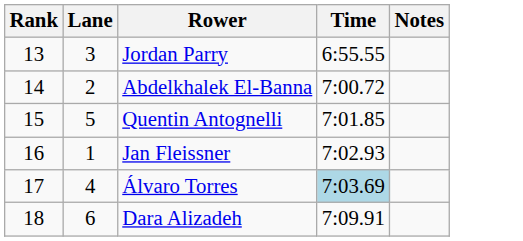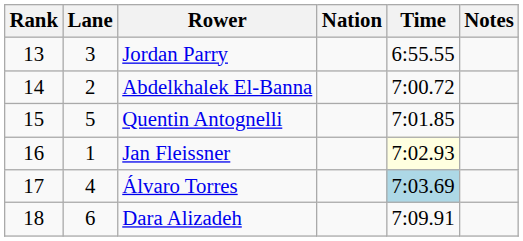+ column: (352, 20)
(353, 152) no background -> (423, 152) lightyellow background
